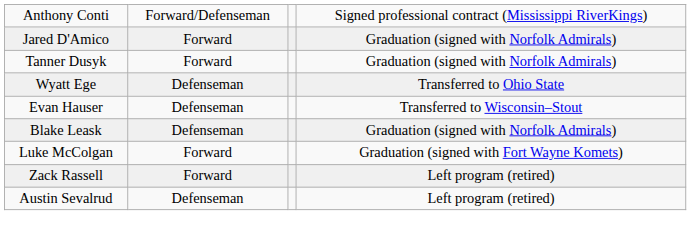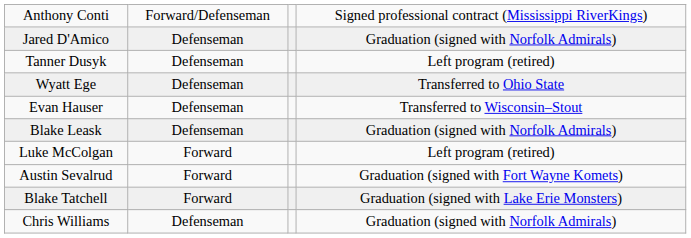(208, 38) Forward -> (208, 38) Defenseman
(208, 61) Forward -> (208, 61) Defenseman
(491, 61) Graduation (signed with Norfolk Admirals) -> (491, 61) Left program (retired)
(491, 152) Graduation (signed with Fort Wayne Komets) -> (491, 152) Left program (retired)
- row: (66, 175)
(208, 198) Defenseman -> (208, 175) Forward
(491, 198) Left program (retired) -> (491, 175) Graduation (signed with Fort Wayne Komets)
+ row: (66, 198)
+ row: (66, 221)
